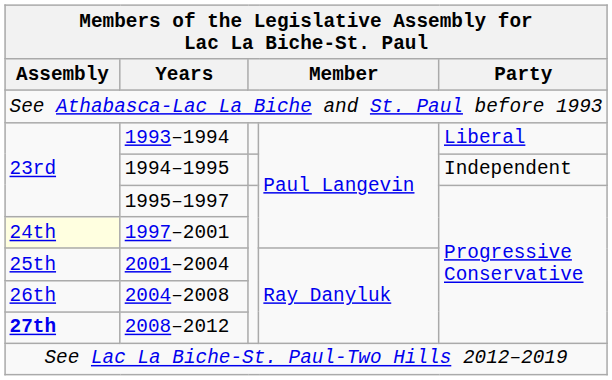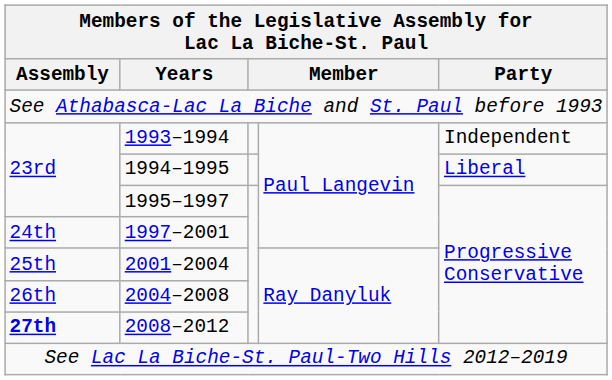(485, 138) Liberal -> (508, 138) Independent
(508, 170) Independent -> (485, 170) Liberal
(33, 233) lightyellow background -> (33, 233) no background
